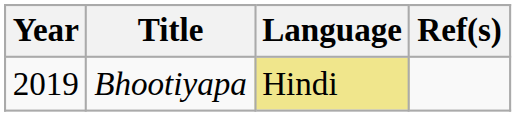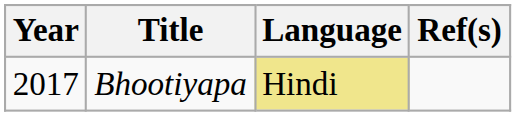(46, 83) 2019 -> (46, 83) 2017
